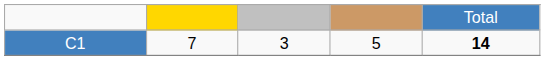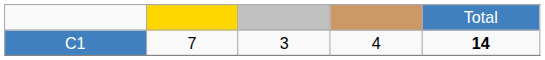(376, 43) 5 -> (376, 43) 4
